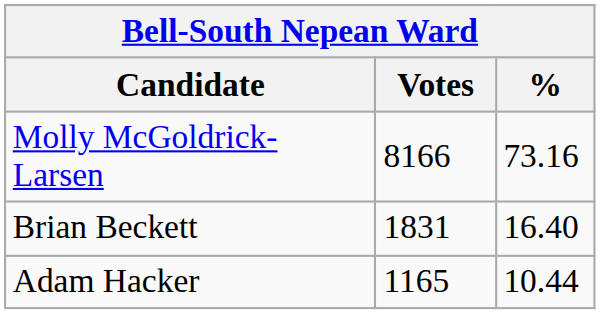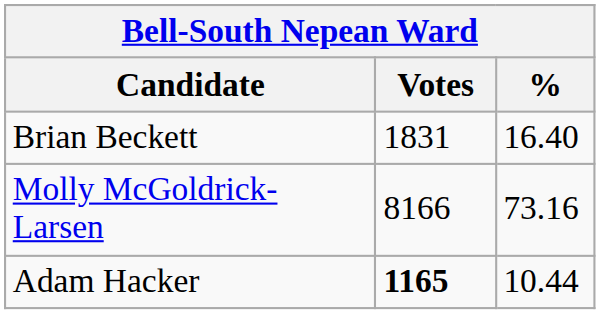rows swapped: (145, 155) <-> (105, 227)
(416, 280) normal -> (416, 280) bold
